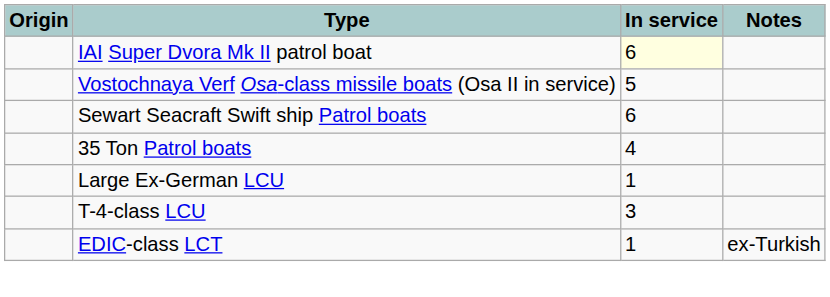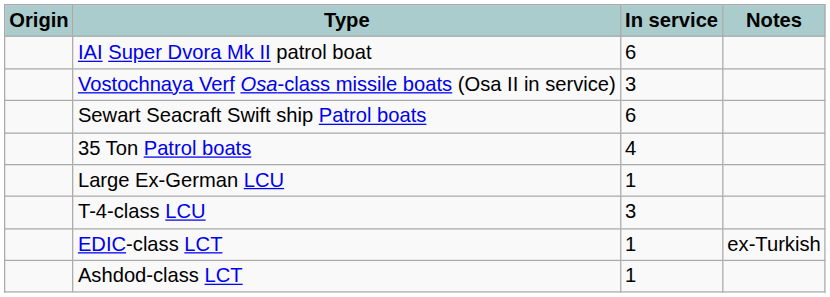(631, 52) lightyellow background -> (631, 52) no background
(631, 84) 5 -> (631, 84) 3
+ row: (160, 276)
